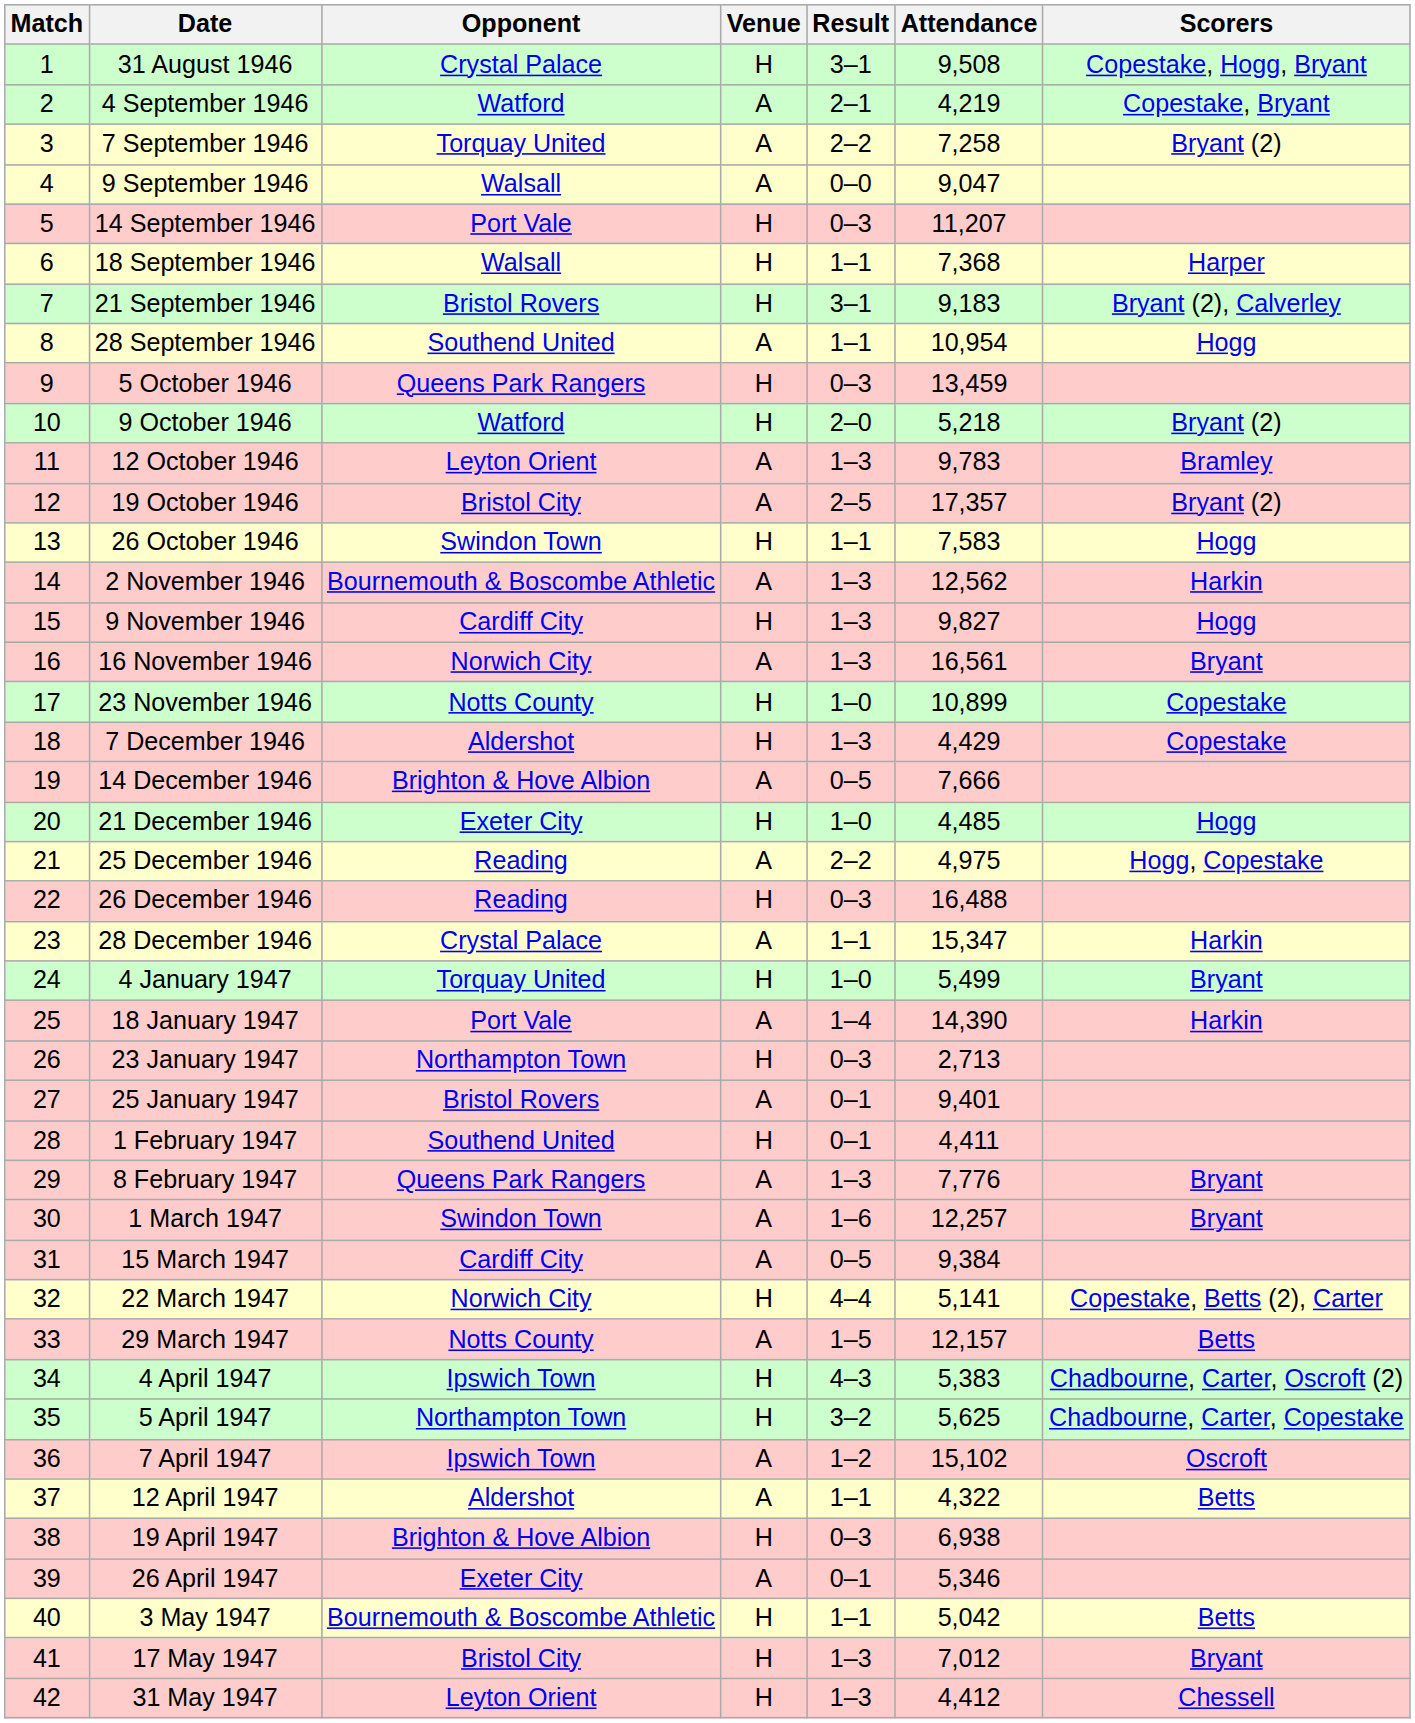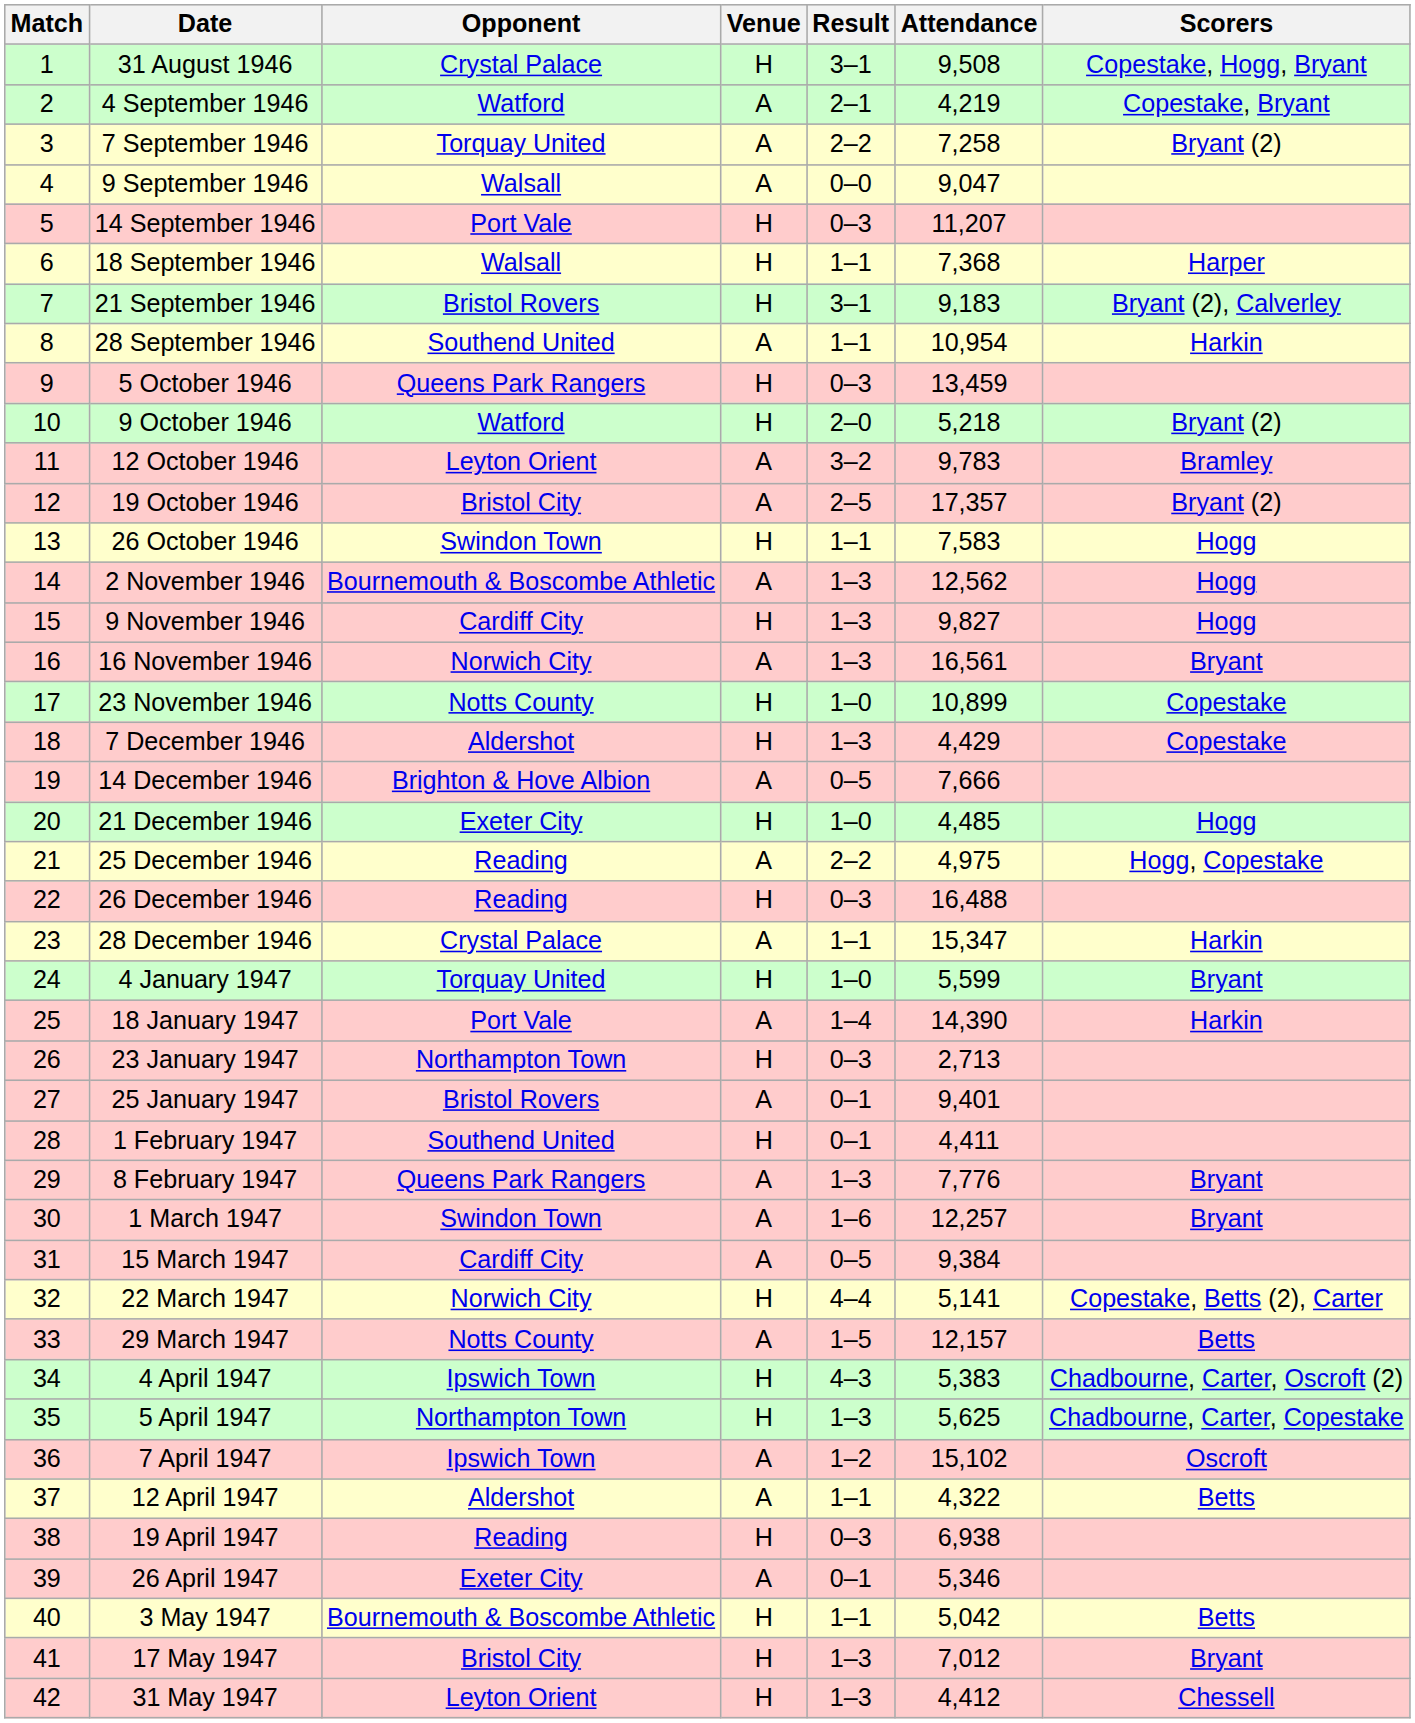(1226, 343) Hogg -> (1226, 343) Harkin
(851, 462) 1–3 -> (851, 462) 3–2
(1226, 582) Harkin -> (1226, 582) Hogg
(969, 980) 5,499 -> (969, 980) 5,599
(851, 1418) 3–2 -> (851, 1418) 1–3
(521, 1538) Brighton & Hove Albion -> (521, 1538) Reading
